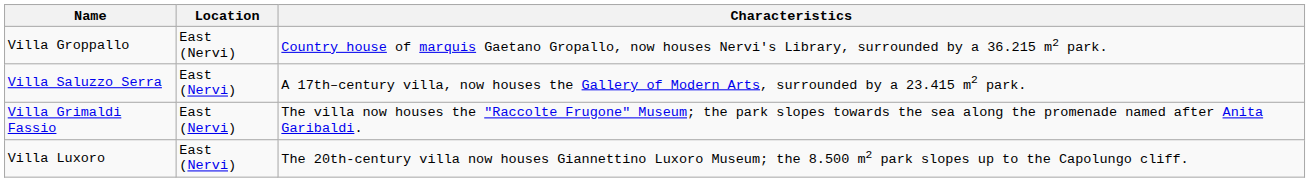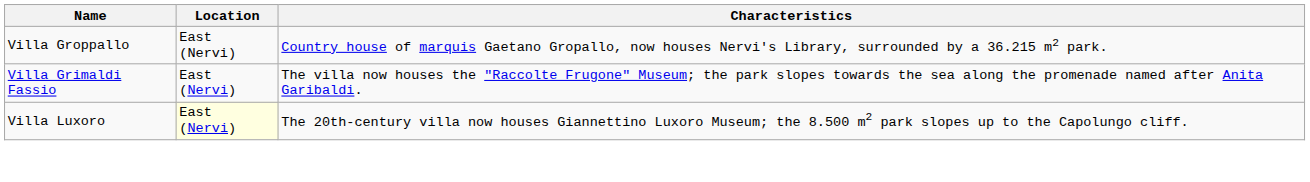- row: (85, 83)
(208, 158) no background -> (208, 121) lightyellow background
